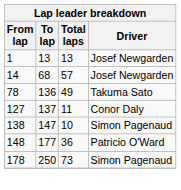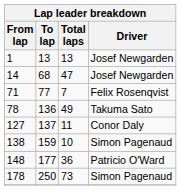(67, 75) 57 -> (67, 75) 47
+ row: (13, 92)
(47, 126) 147 -> (47, 143) 159
